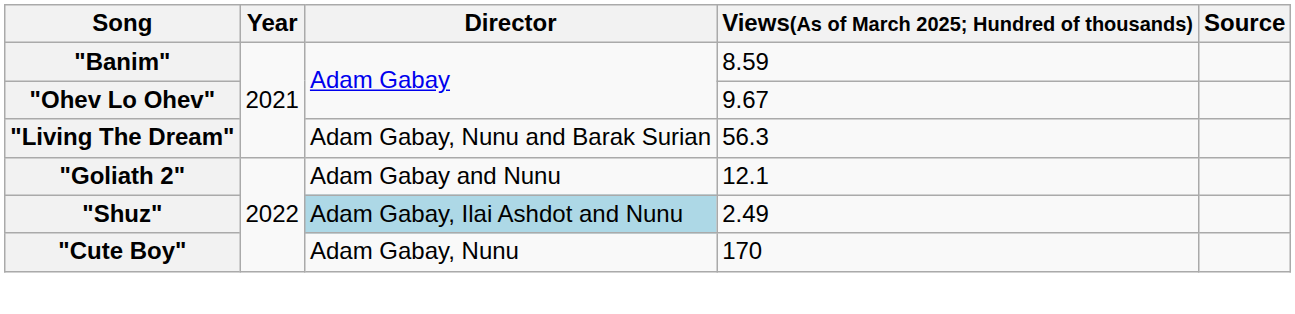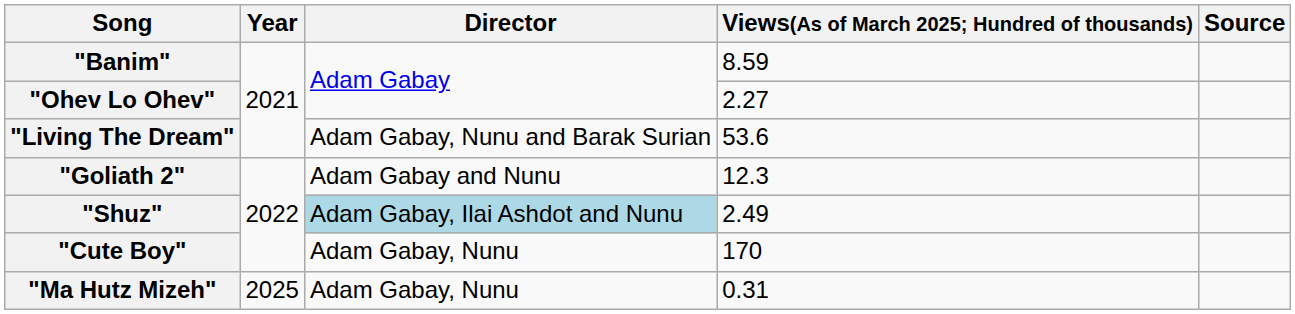(745, 99) 9.67 -> (745, 99) 2.27
(745, 137) 56.3 -> (745, 137) 53.6
(745, 175) 12.1 -> (745, 175) 12.3
+ row: (122, 289)
